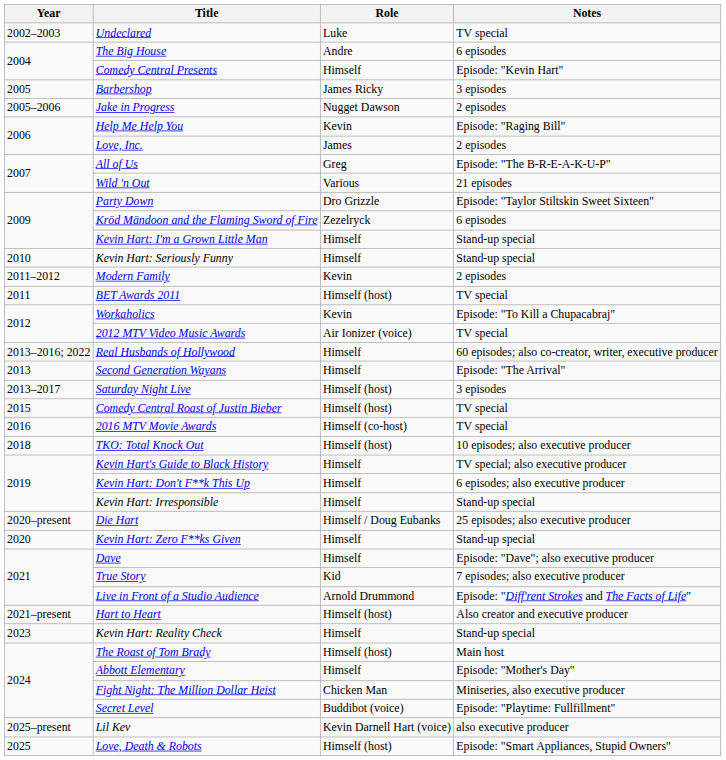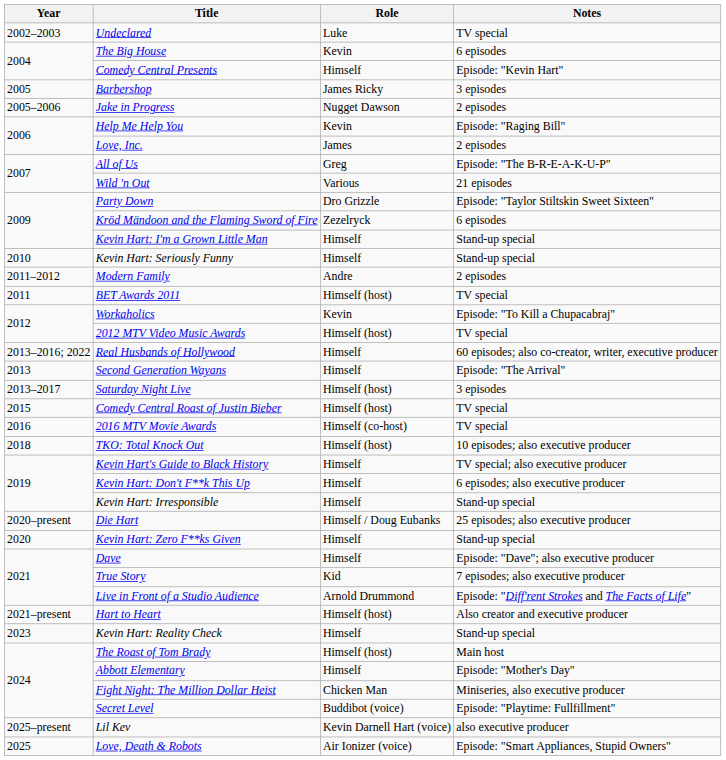(338, 51) Andre -> (337, 51) Kevin
(337, 276) Kevin -> (338, 276) Andre
(367, 333) Air Ionizer (voice) -> (357, 333) Himself (host)
(357, 746) Himself (host) -> (367, 746) Air Ionizer (voice)
